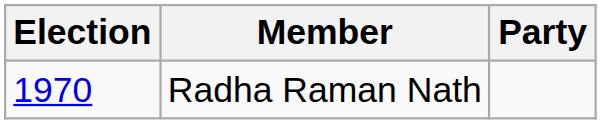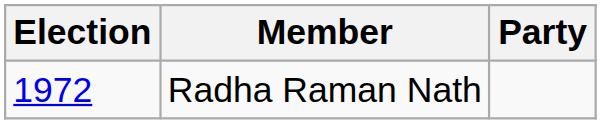(53, 88) 1970 -> (53, 88) 1972
